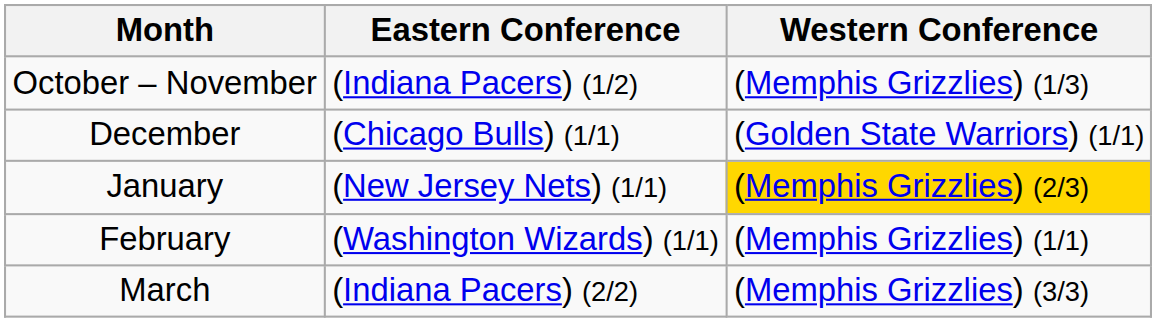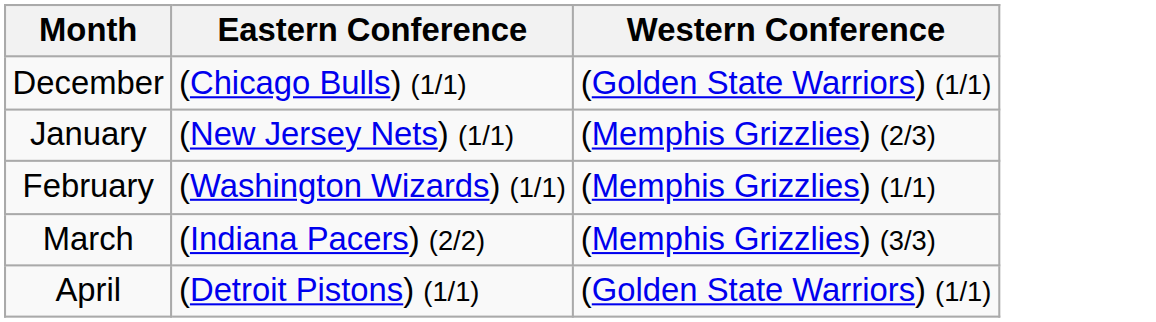- row: (165, 82)
(912, 186) gold background -> (758, 134) no background
+ row: (88, 290)
